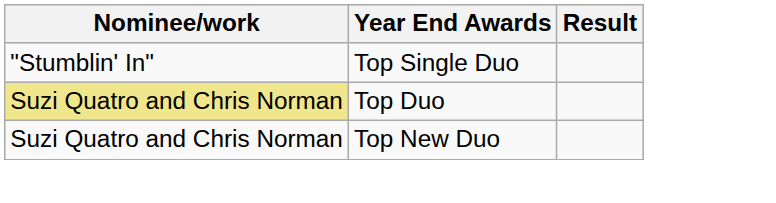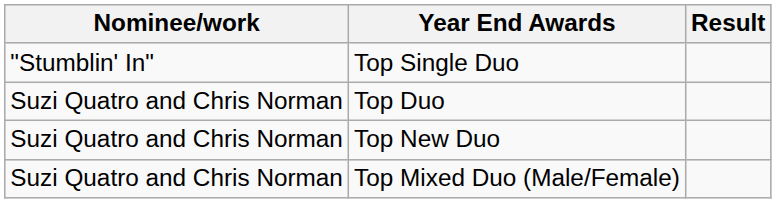(177, 100) khaki background -> (177, 100) no background
+ row: (517, 178)
